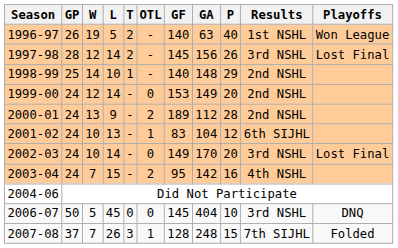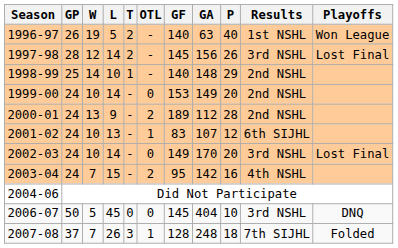(93, 94) 12 -> (93, 94) 10
(206, 134) 104 -> (206, 134) 107
(231, 234) 15 -> (231, 234) 18
